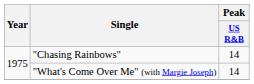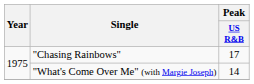(234, 54) 14 -> (234, 54) 17
